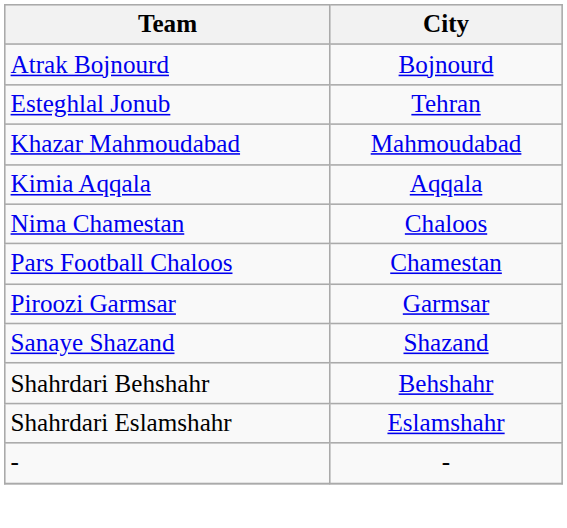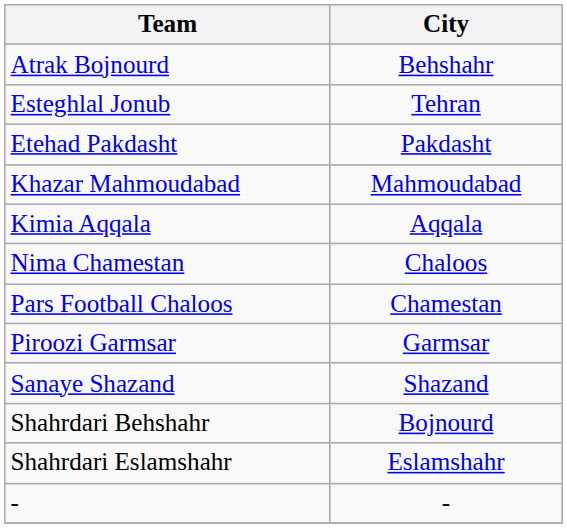(446, 64) Bojnourd -> (446, 64) Behshahr
+ row: (94, 143)
(446, 382) Behshahr -> (446, 422) Bojnourd
